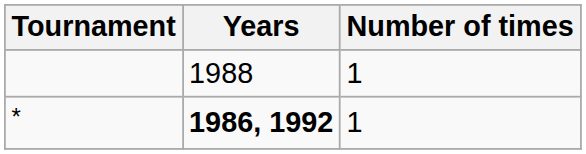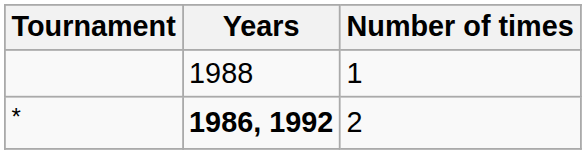(355, 122) 1 -> (355, 122) 2
